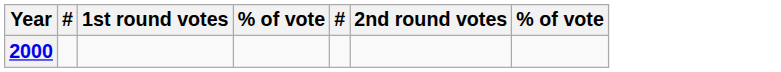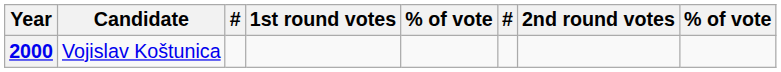+ column: (141, 20)
